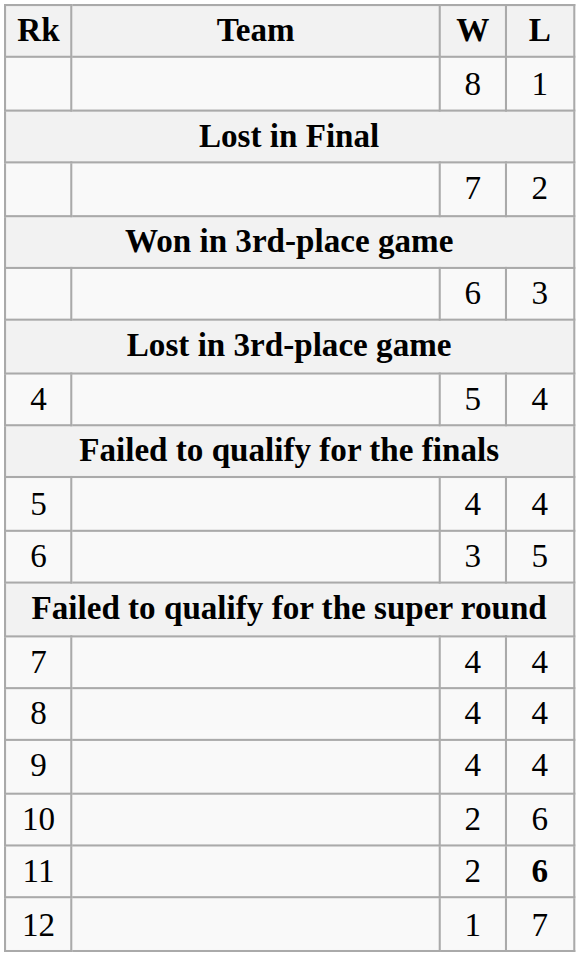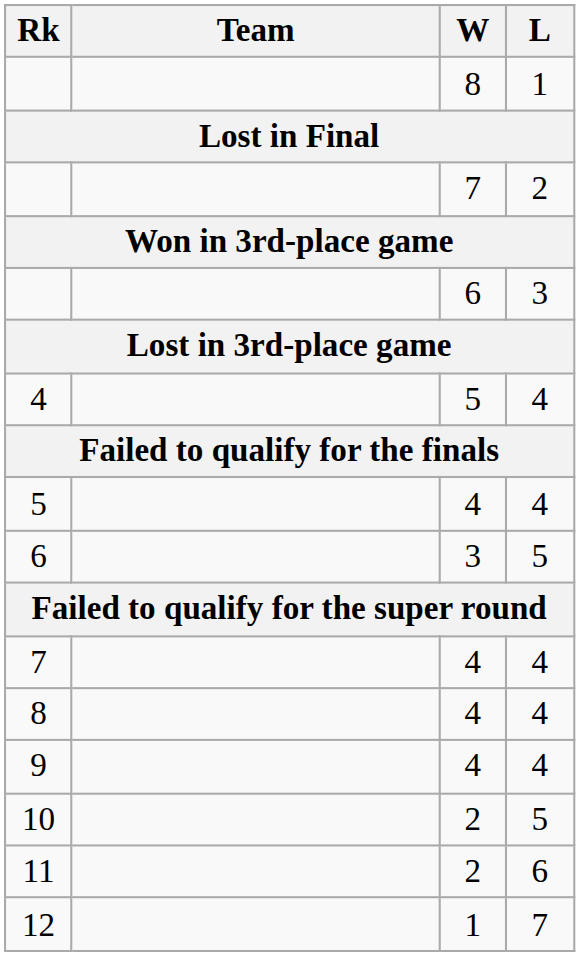(540, 818) 6 -> (540, 818) 5
(540, 871) bold -> (540, 871) normal
